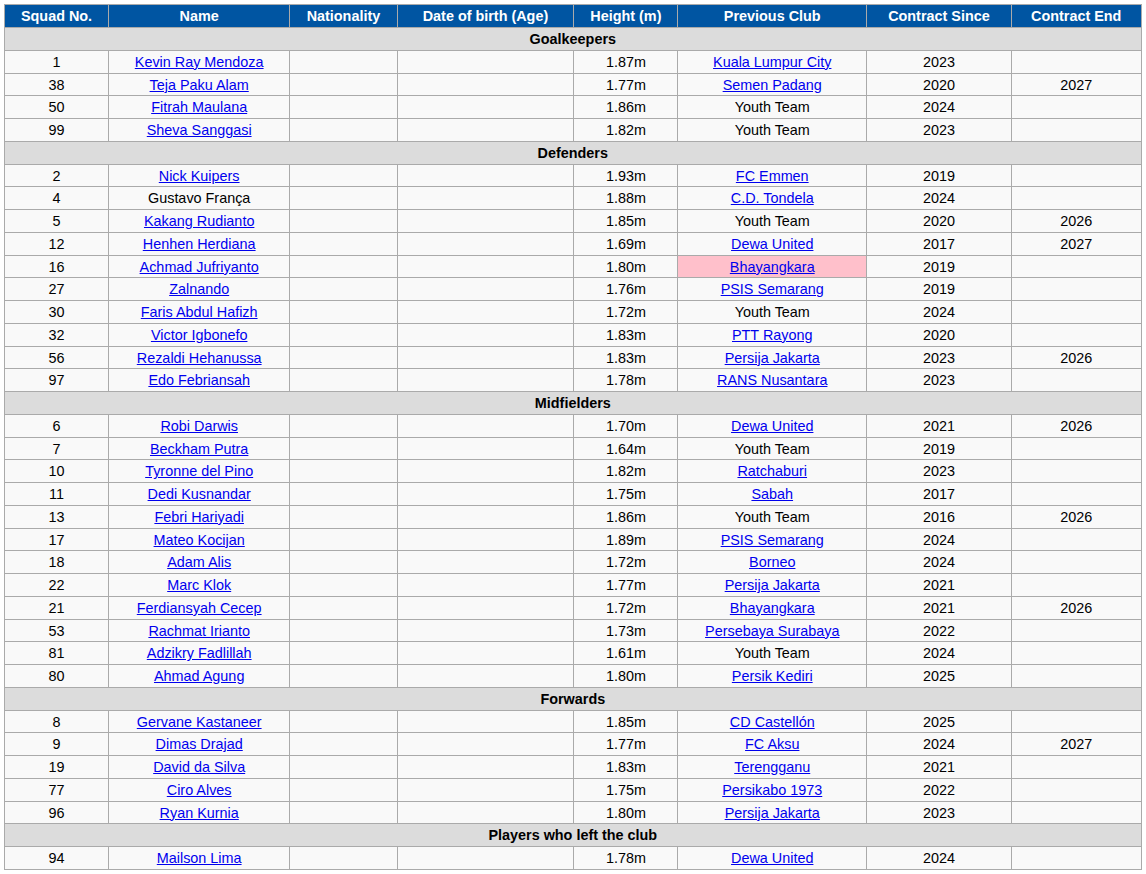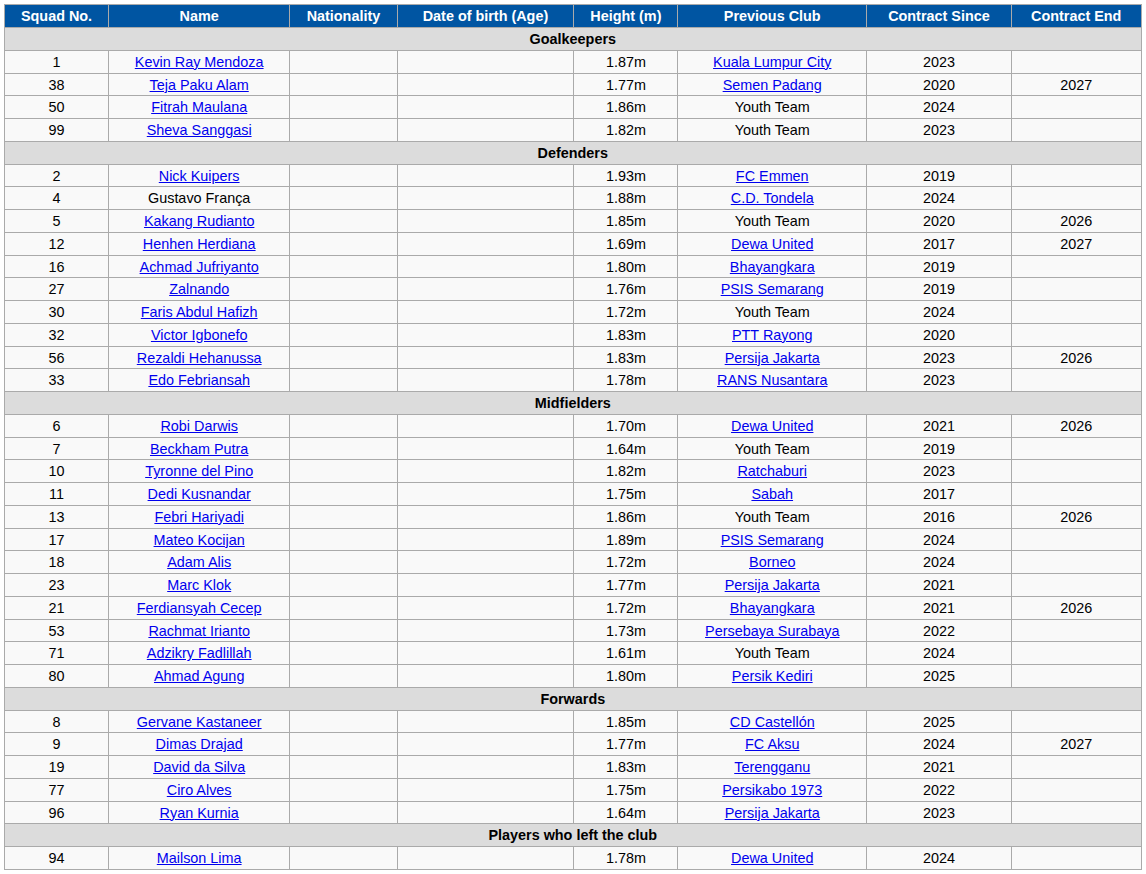(772, 267) pink background -> (772, 267) no background
(57, 380) 97 -> (57, 380) 33
(57, 585) 22 -> (57, 585) 23
(57, 653) 81 -> (57, 653) 71
(626, 813) 1.80m -> (626, 813) 1.64m
